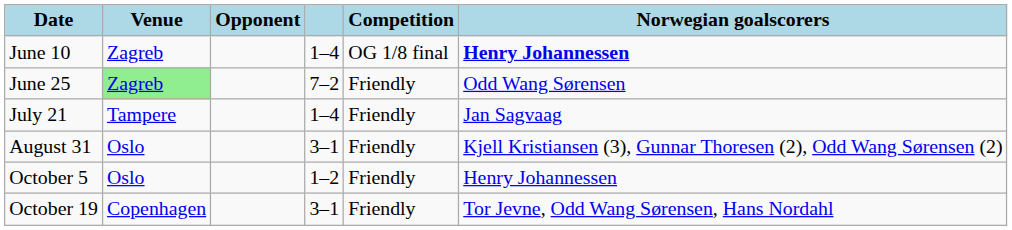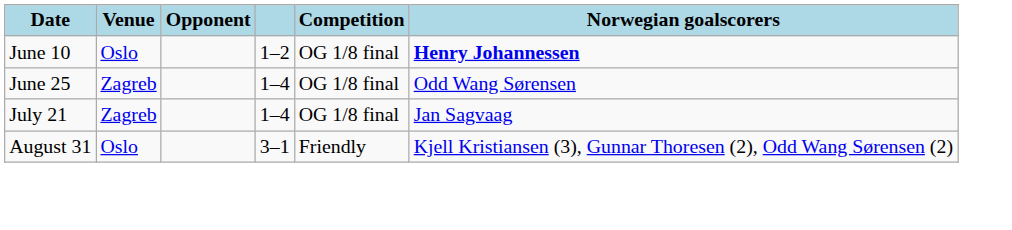(135, 51) Zagreb -> (119, 51) Oslo
(324, 51) 1–4 -> (275, 51) 1–2
(135, 83) lightgreen background -> (129, 83) no background
(324, 83) 7–2 -> (275, 83) 1–4
(382, 83) Friendly -> (349, 83) OG 1/8 final
(142, 114) Tampere -> (129, 114) Zagreb
(382, 114) Friendly -> (349, 114) OG 1/8 final
- row: (49, 177)
- row: (54, 209)
